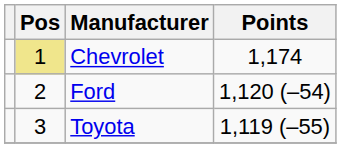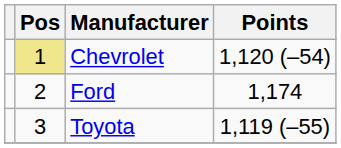(275, 57) 1,174 -> (275, 57) 1,120 (–54)
(275, 92) 1,120 (–54) -> (275, 92) 1,174
